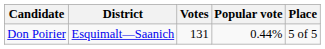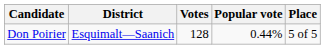(199, 34) 131 -> (199, 34) 128
